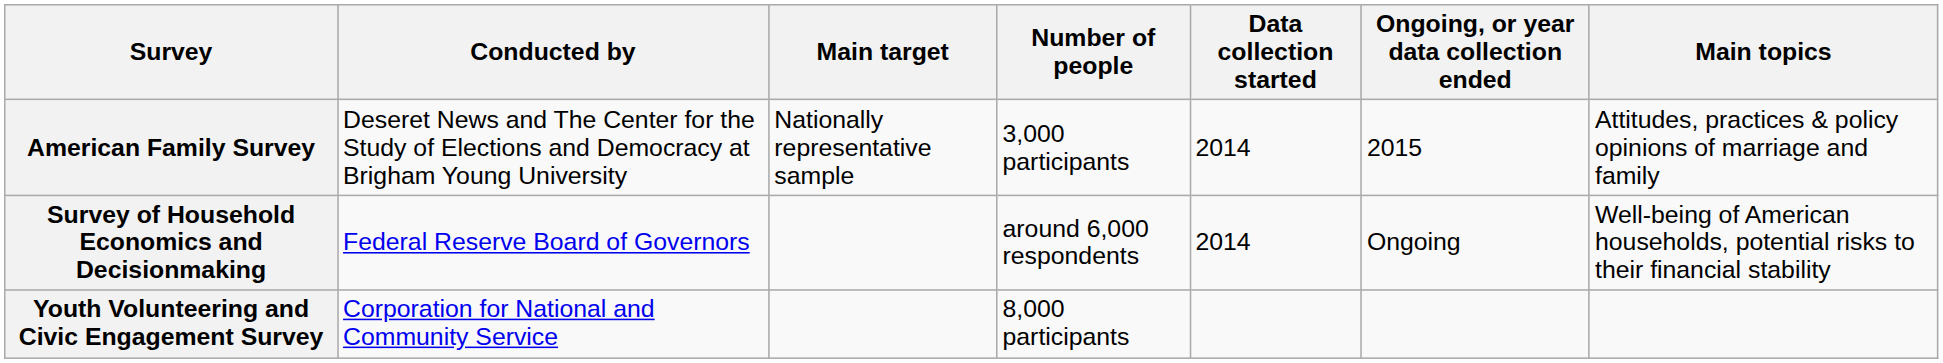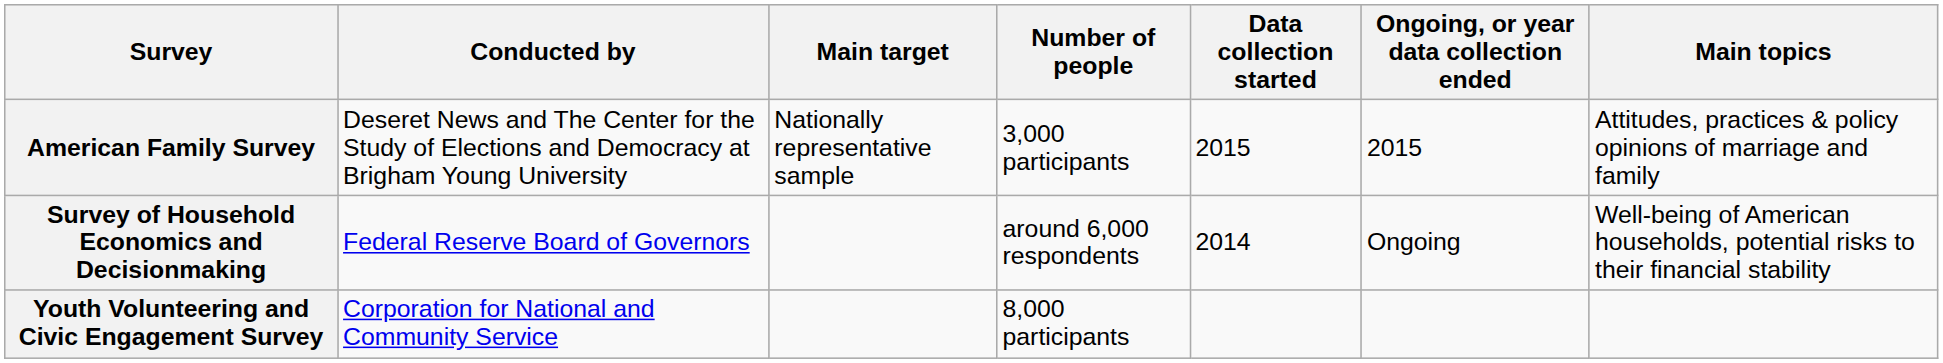(1223, 147) 2014 -> (1223, 147) 2015
